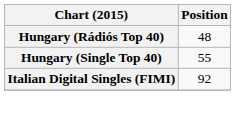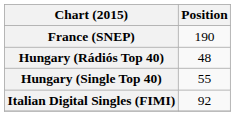+ row: (91, 36)
